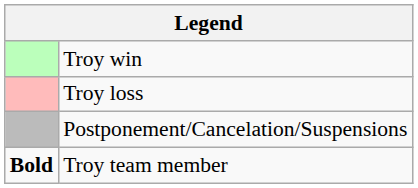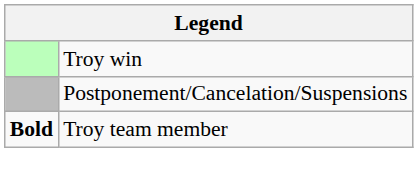- row: (103, 93)
